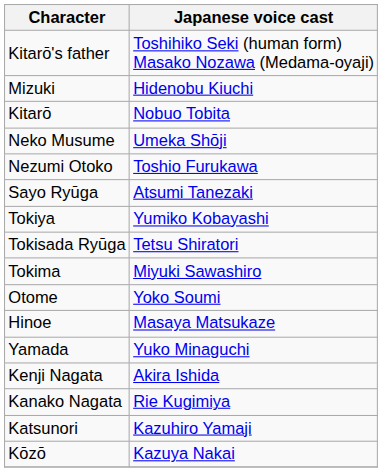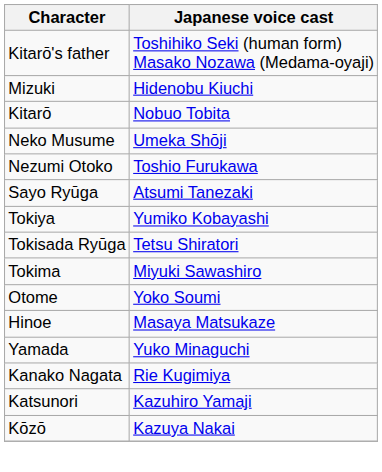- row: (55, 375)
